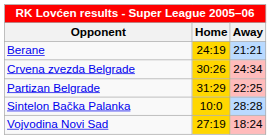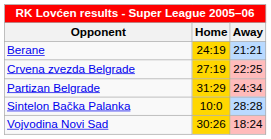(211, 69) 30:26 -> (211, 69) 27:19
(248, 69) 24:34 -> (248, 69) 22:25
(248, 87) 22:25 -> (248, 87) 24:34
(211, 124) 27:19 -> (211, 124) 30:26
